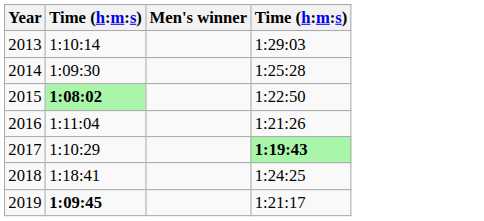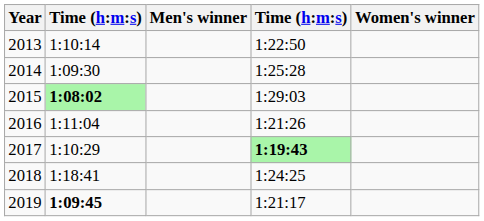+ column: (415, 17)
(280, 44) 1:29:03 -> (280, 44) 1:22:50
(280, 96) 1:22:50 -> (280, 96) 1:29:03
